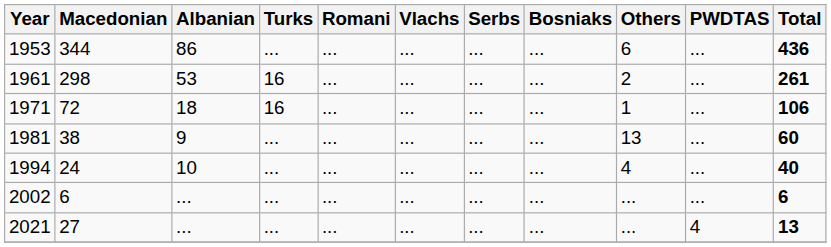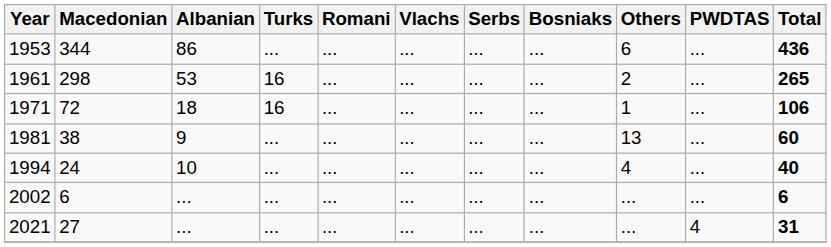(794, 78) 261 -> (794, 78) 265
(788, 227) 13 -> (788, 227) 31
